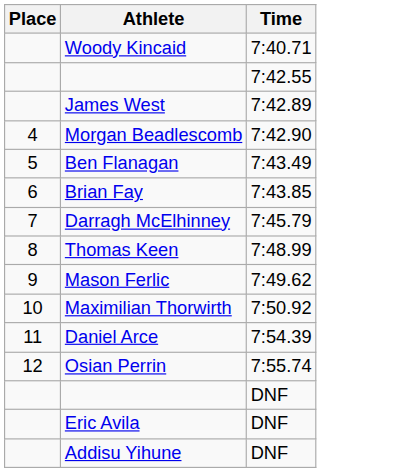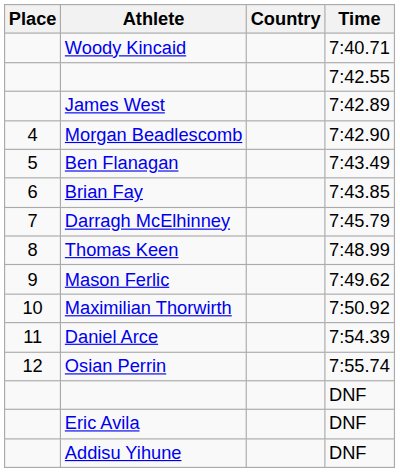+ column: (286, 18)
